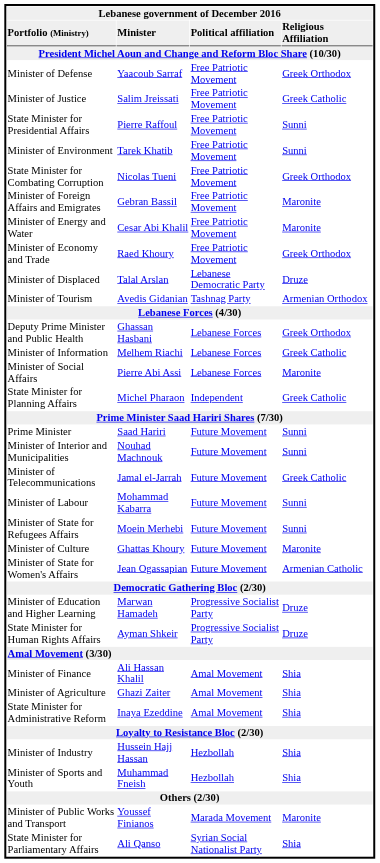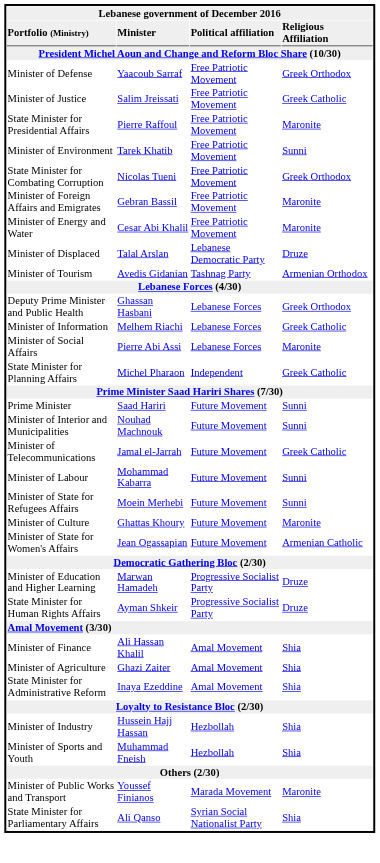(294, 124) Sunni -> (301, 124) Maronite
- row: (53, 253)
